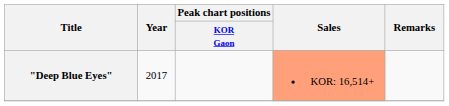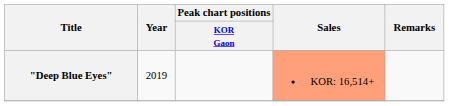(156, 75) 2017 -> (156, 75) 2019
